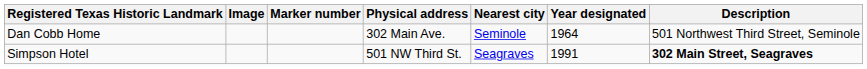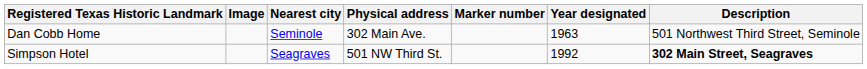columns swapped: (315, 14) <-> (509, 14)
(564, 34) 1964 -> (564, 34) 1963
(564, 53) 1991 -> (564, 53) 1992
